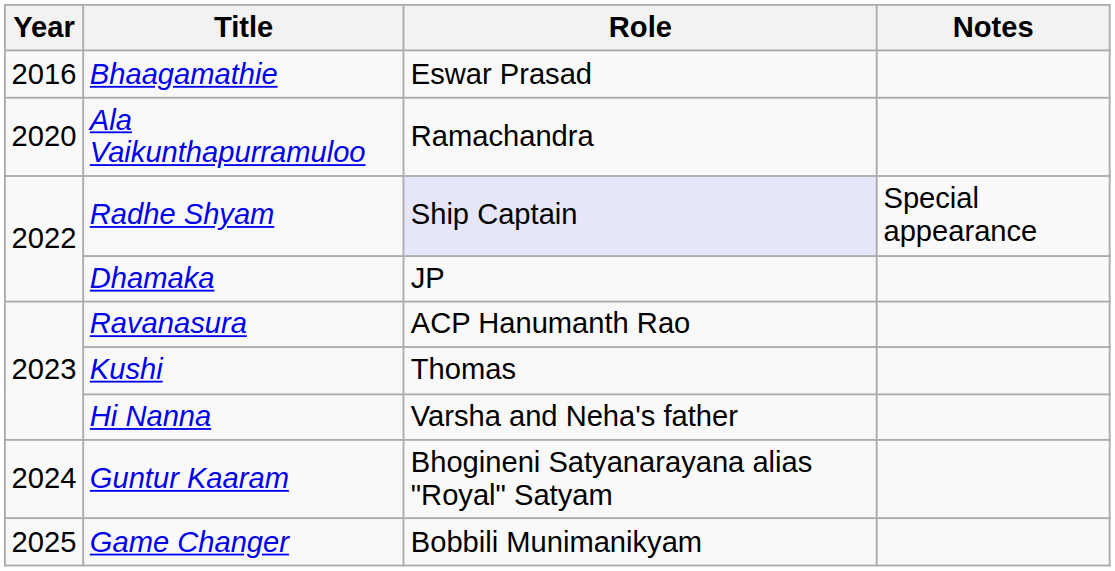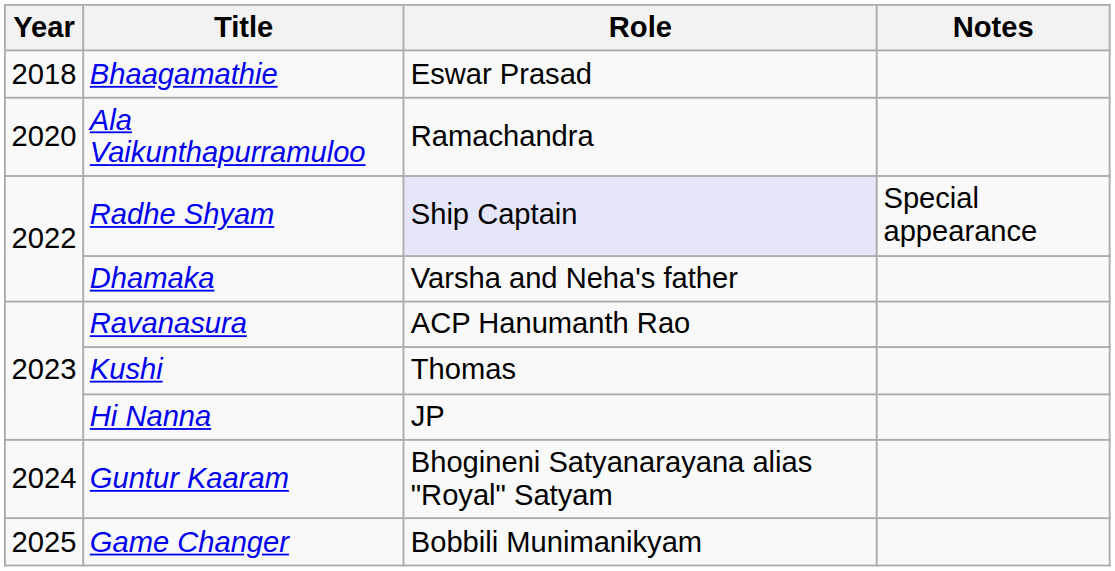(44, 73) 2016 -> (44, 73) 2018
(428, 277) JP -> (574, 277) Varsha and Neha's father
(574, 416) Varsha and Neha's father -> (428, 416) JP
